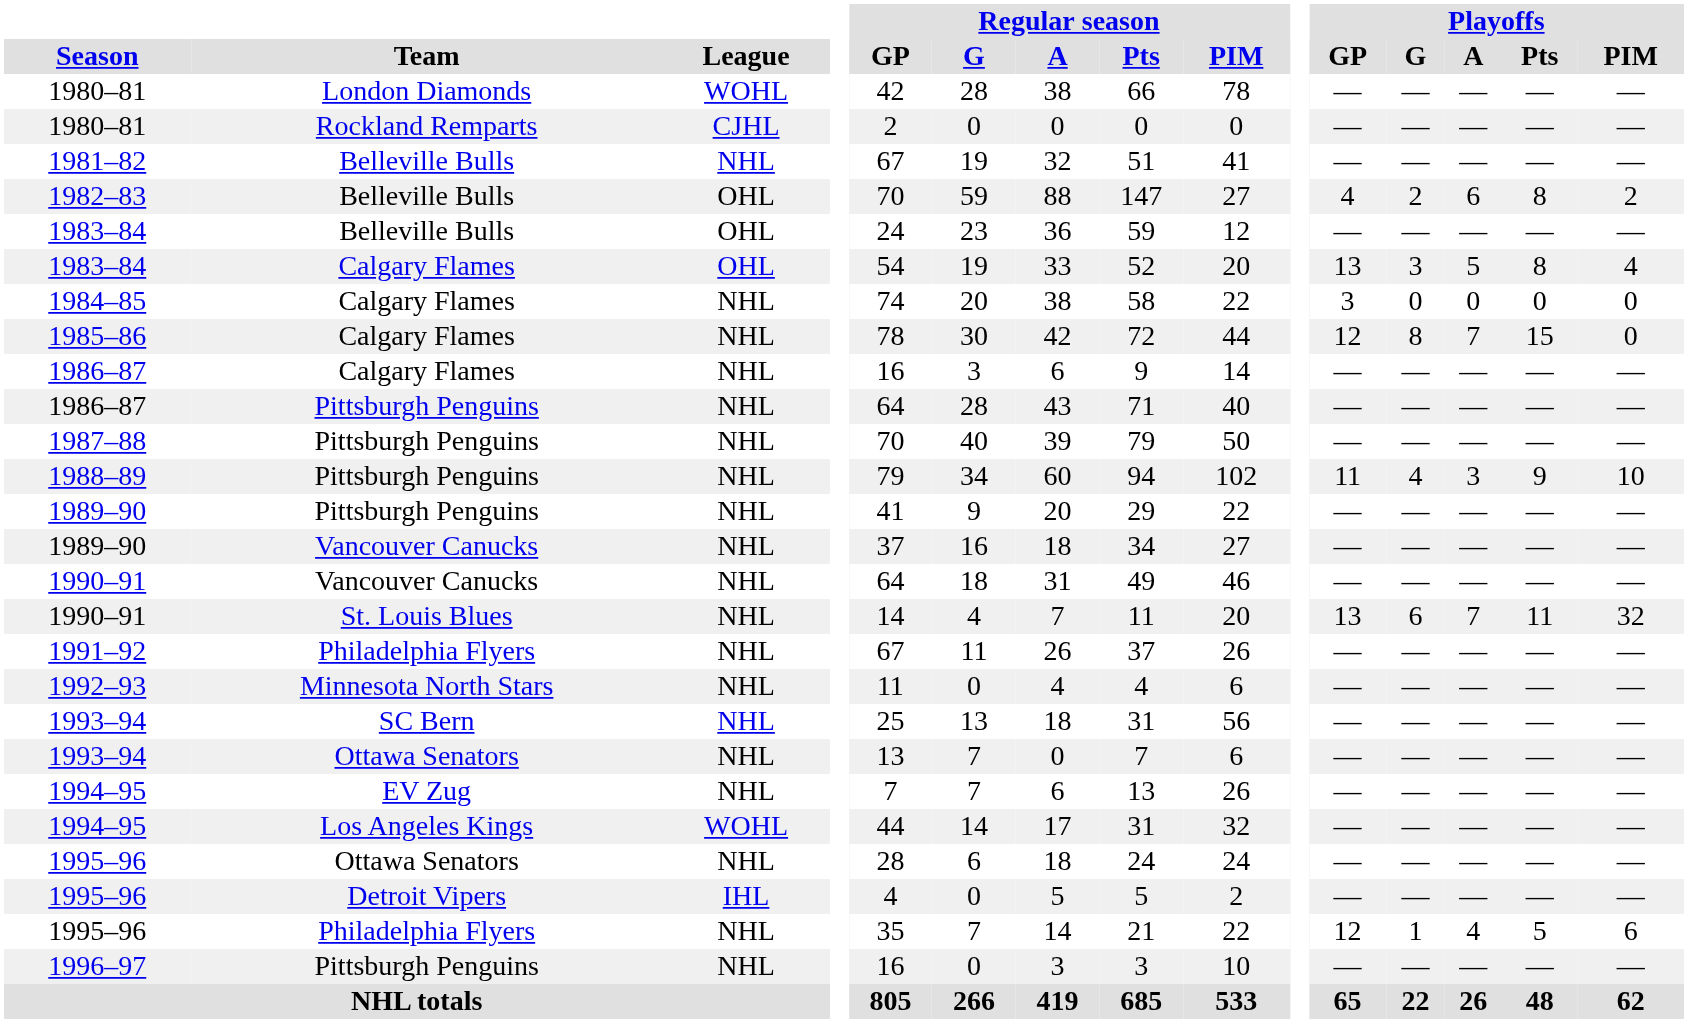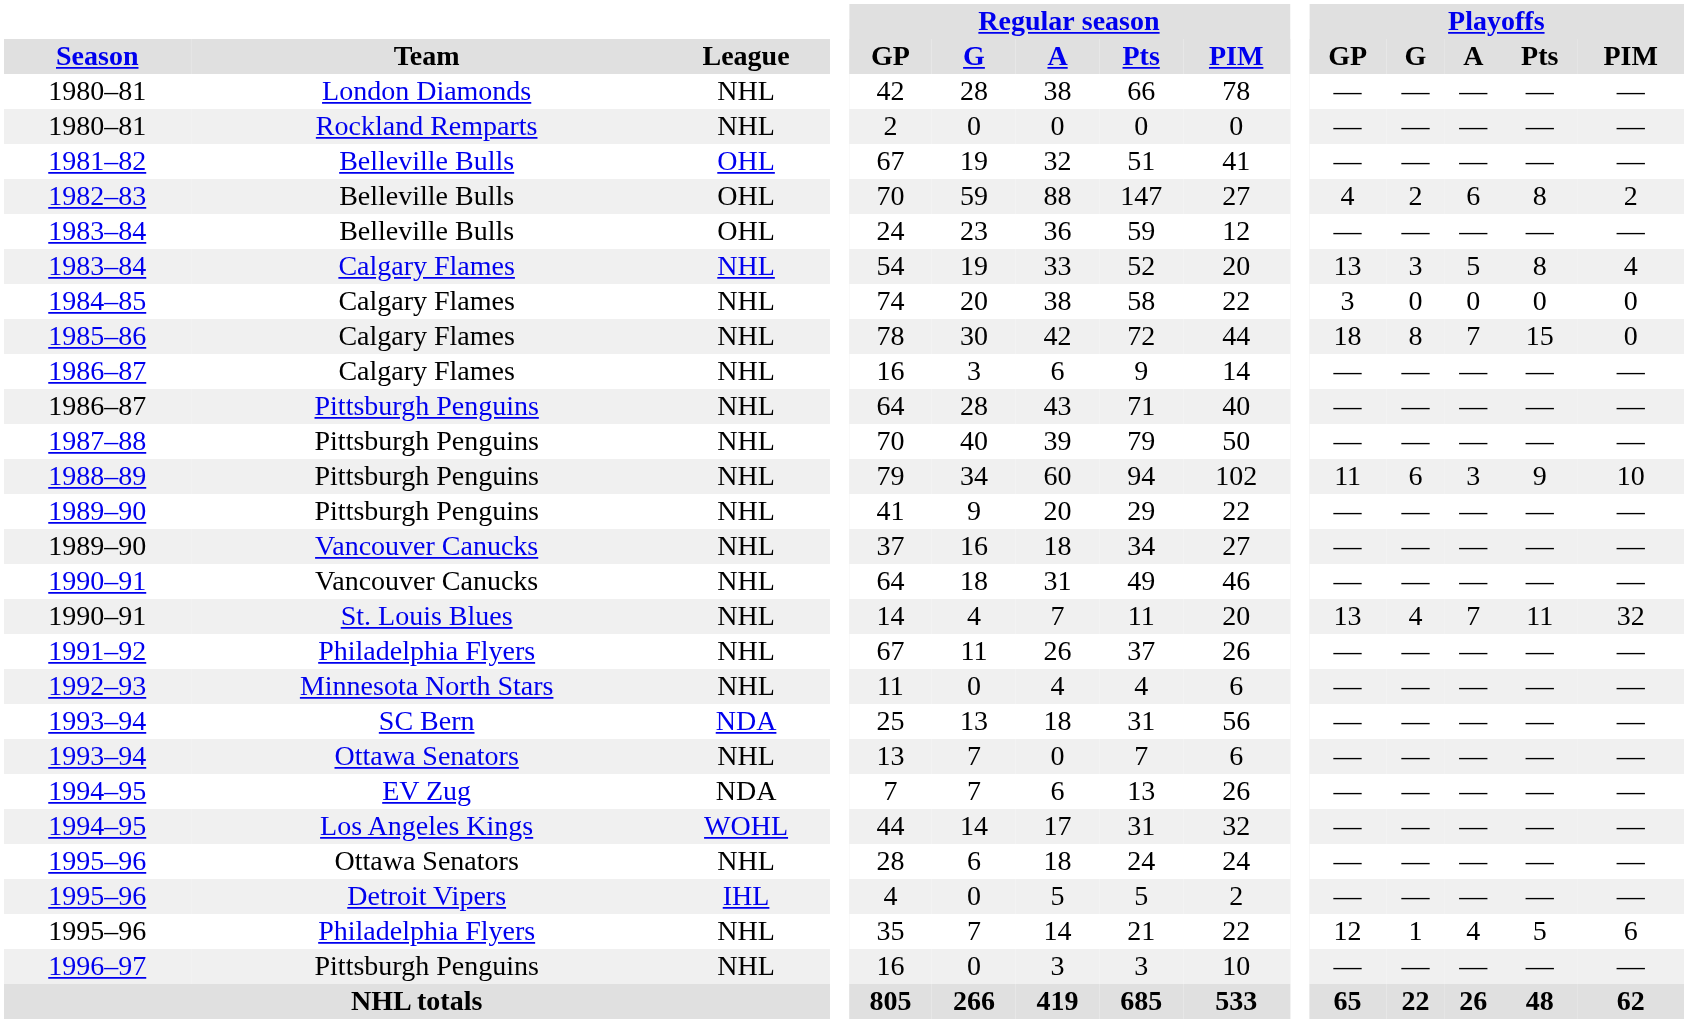(746, 91) WOHL -> (746, 91) NHL
(746, 126) CJHL -> (746, 126) NHL
(746, 161) NHL -> (746, 161) OHL
(746, 266) OHL -> (746, 266) NHL
(1348, 336) 12 -> (1348, 336) 18
(1415, 476) 4 -> (1415, 476) 6
(1415, 616) 6 -> (1415, 616) 4
(746, 721) NHL -> (746, 721) NDA
(746, 791) NHL -> (746, 791) NDA
